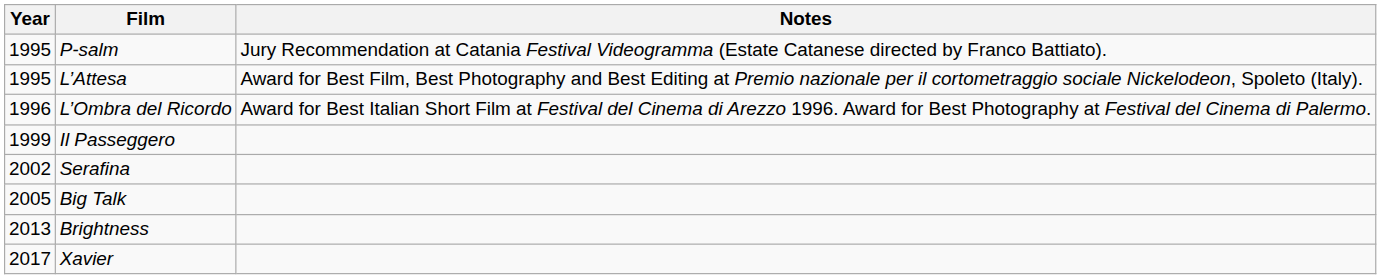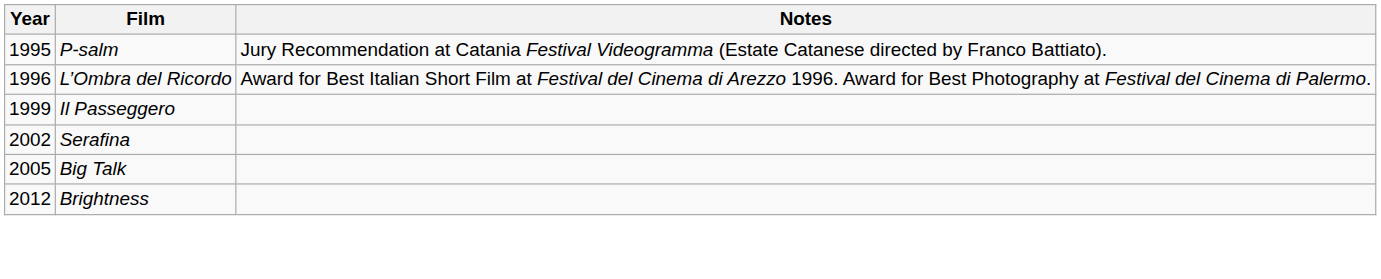- row: (93, 79)
(30, 229) 2013 -> (30, 199) 2012
- row: (86, 259)
